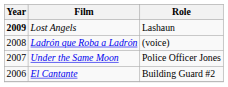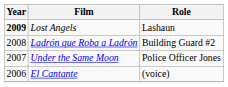(156, 43) (voice) -> (178, 43) Building Guard #2
(178, 74) Building Guard #2 -> (156, 74) (voice)
